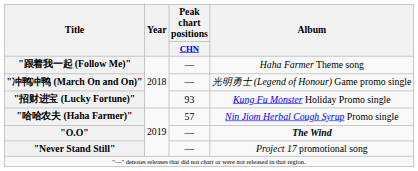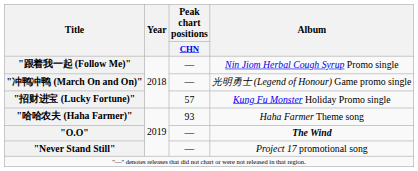(312, 65) Haha Farmer Theme song -> (312, 65) Nin Jiom Herbal Cough Syrup Promo single
(189, 99) 93 -> (189, 99) 57
(189, 117) 57 -> (189, 117) 93
(312, 117) Nin Jiom Herbal Cough Syrup Promo single -> (312, 117) Haha Farmer Theme song
